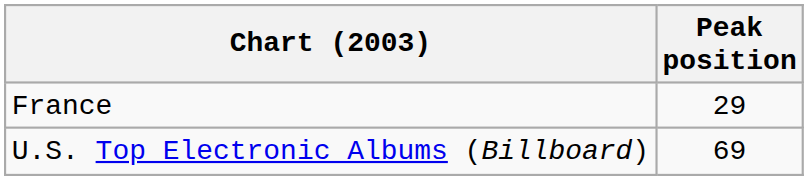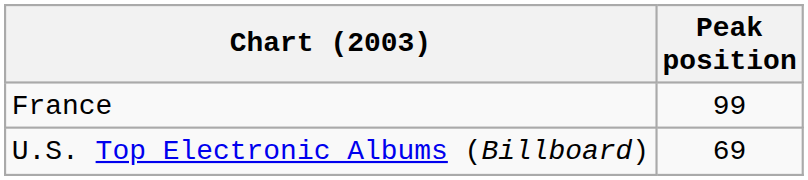(730, 106) 29 -> (730, 106) 99
